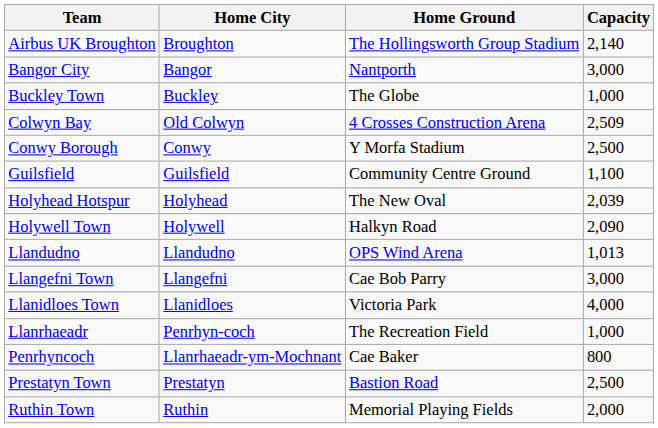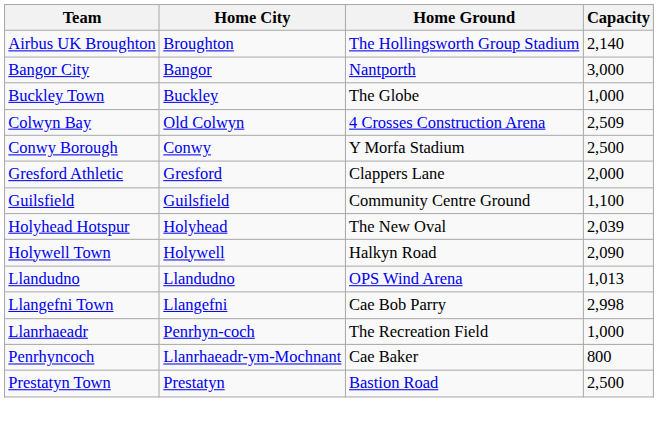+ row: (66, 174)
(605, 278) 3,000 -> (605, 305) 2,998
- row: (64, 305)
- row: (51, 409)
